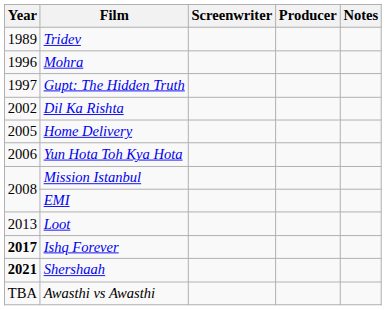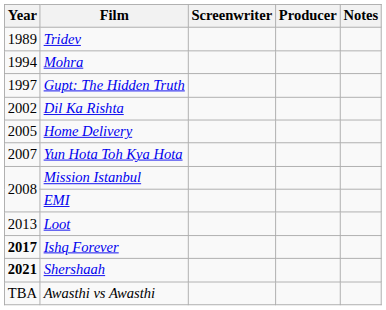(22, 62) 1996 -> (22, 62) 1994
(22, 154) 2006 -> (22, 154) 2007
